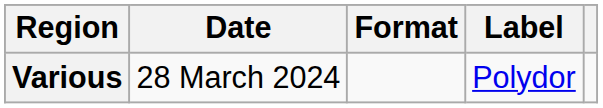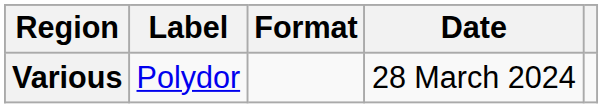columns swapped: (238, 28) <-> (524, 28)
